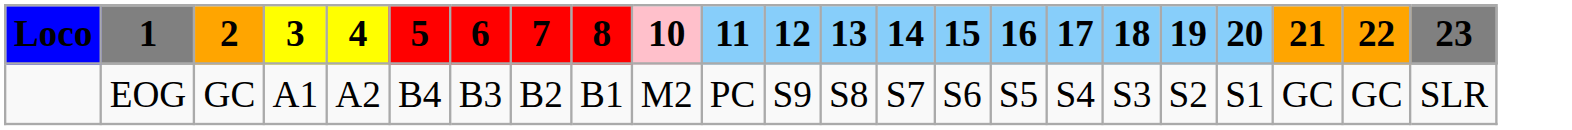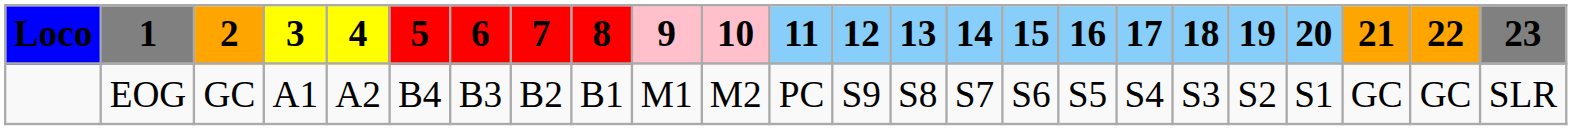+ column: (667, 34)
